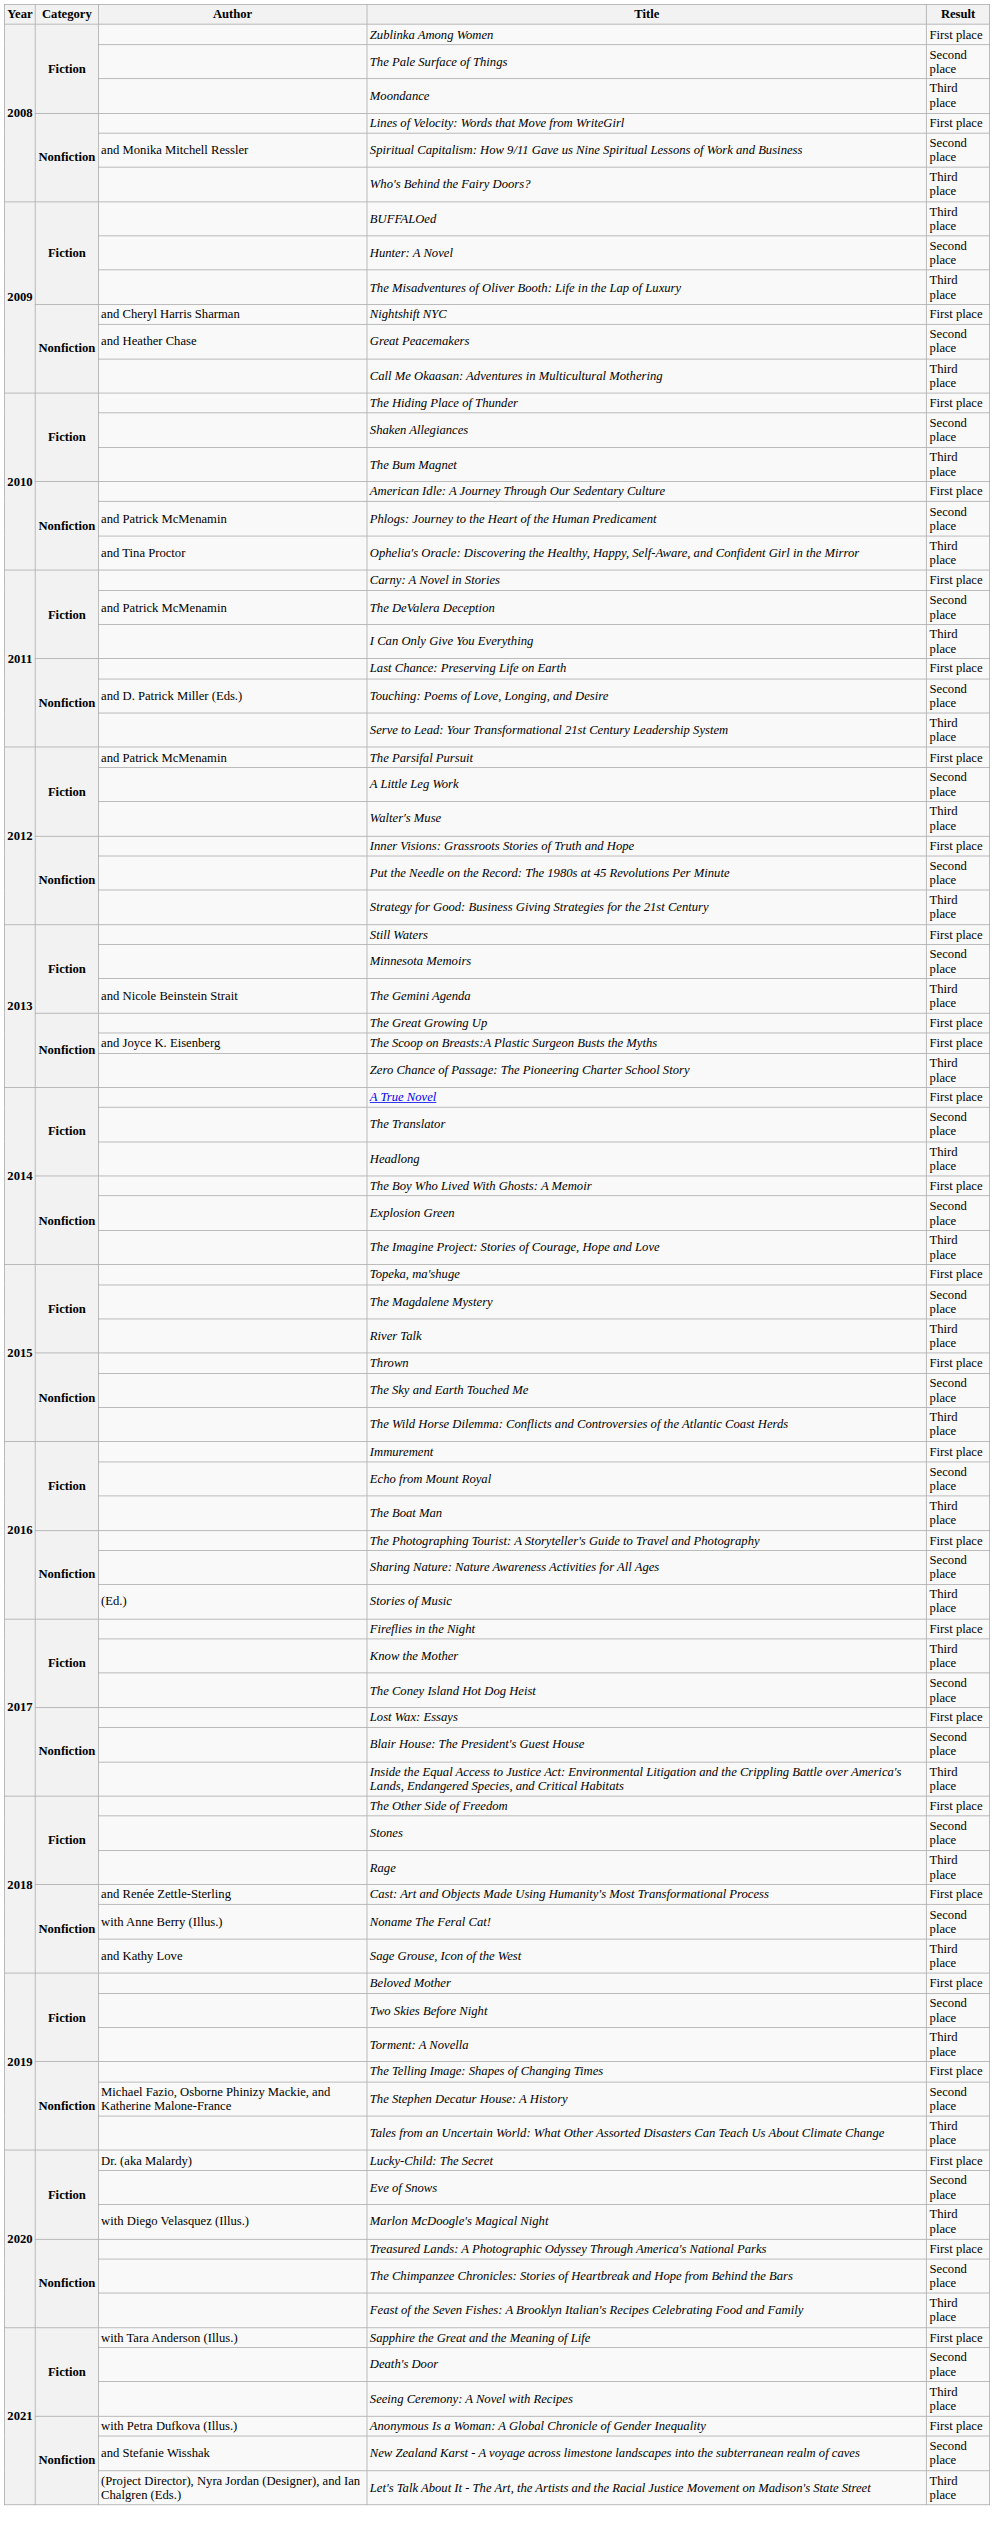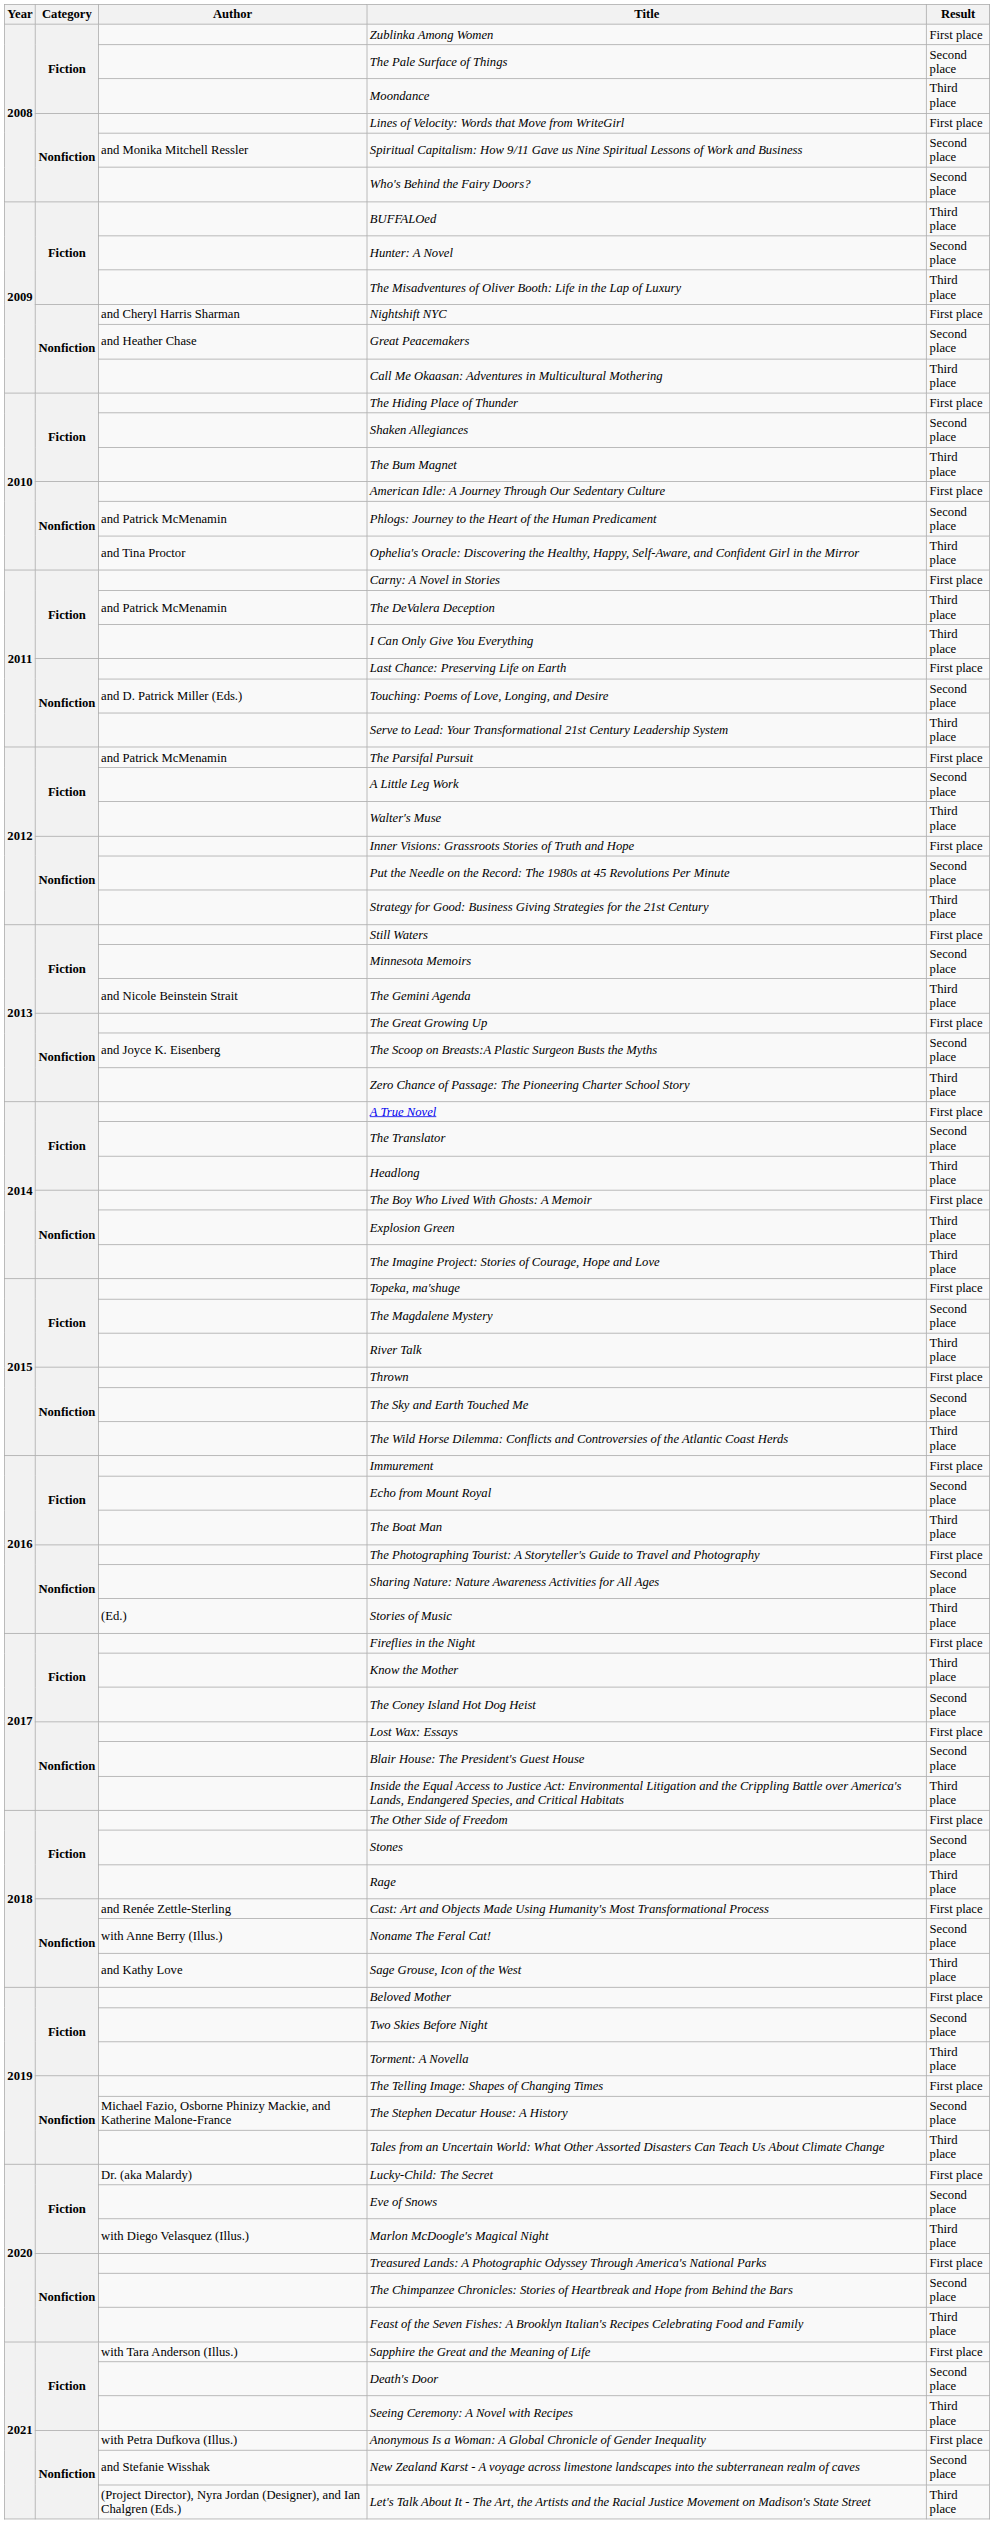(944, 184) Third place -> (948, 184) Second place
(948, 607) Second place -> (944, 607) Third place
(956, 1043) First place -> (948, 1050) Second place
(948, 1213) Second place -> (944, 1227) Third place
